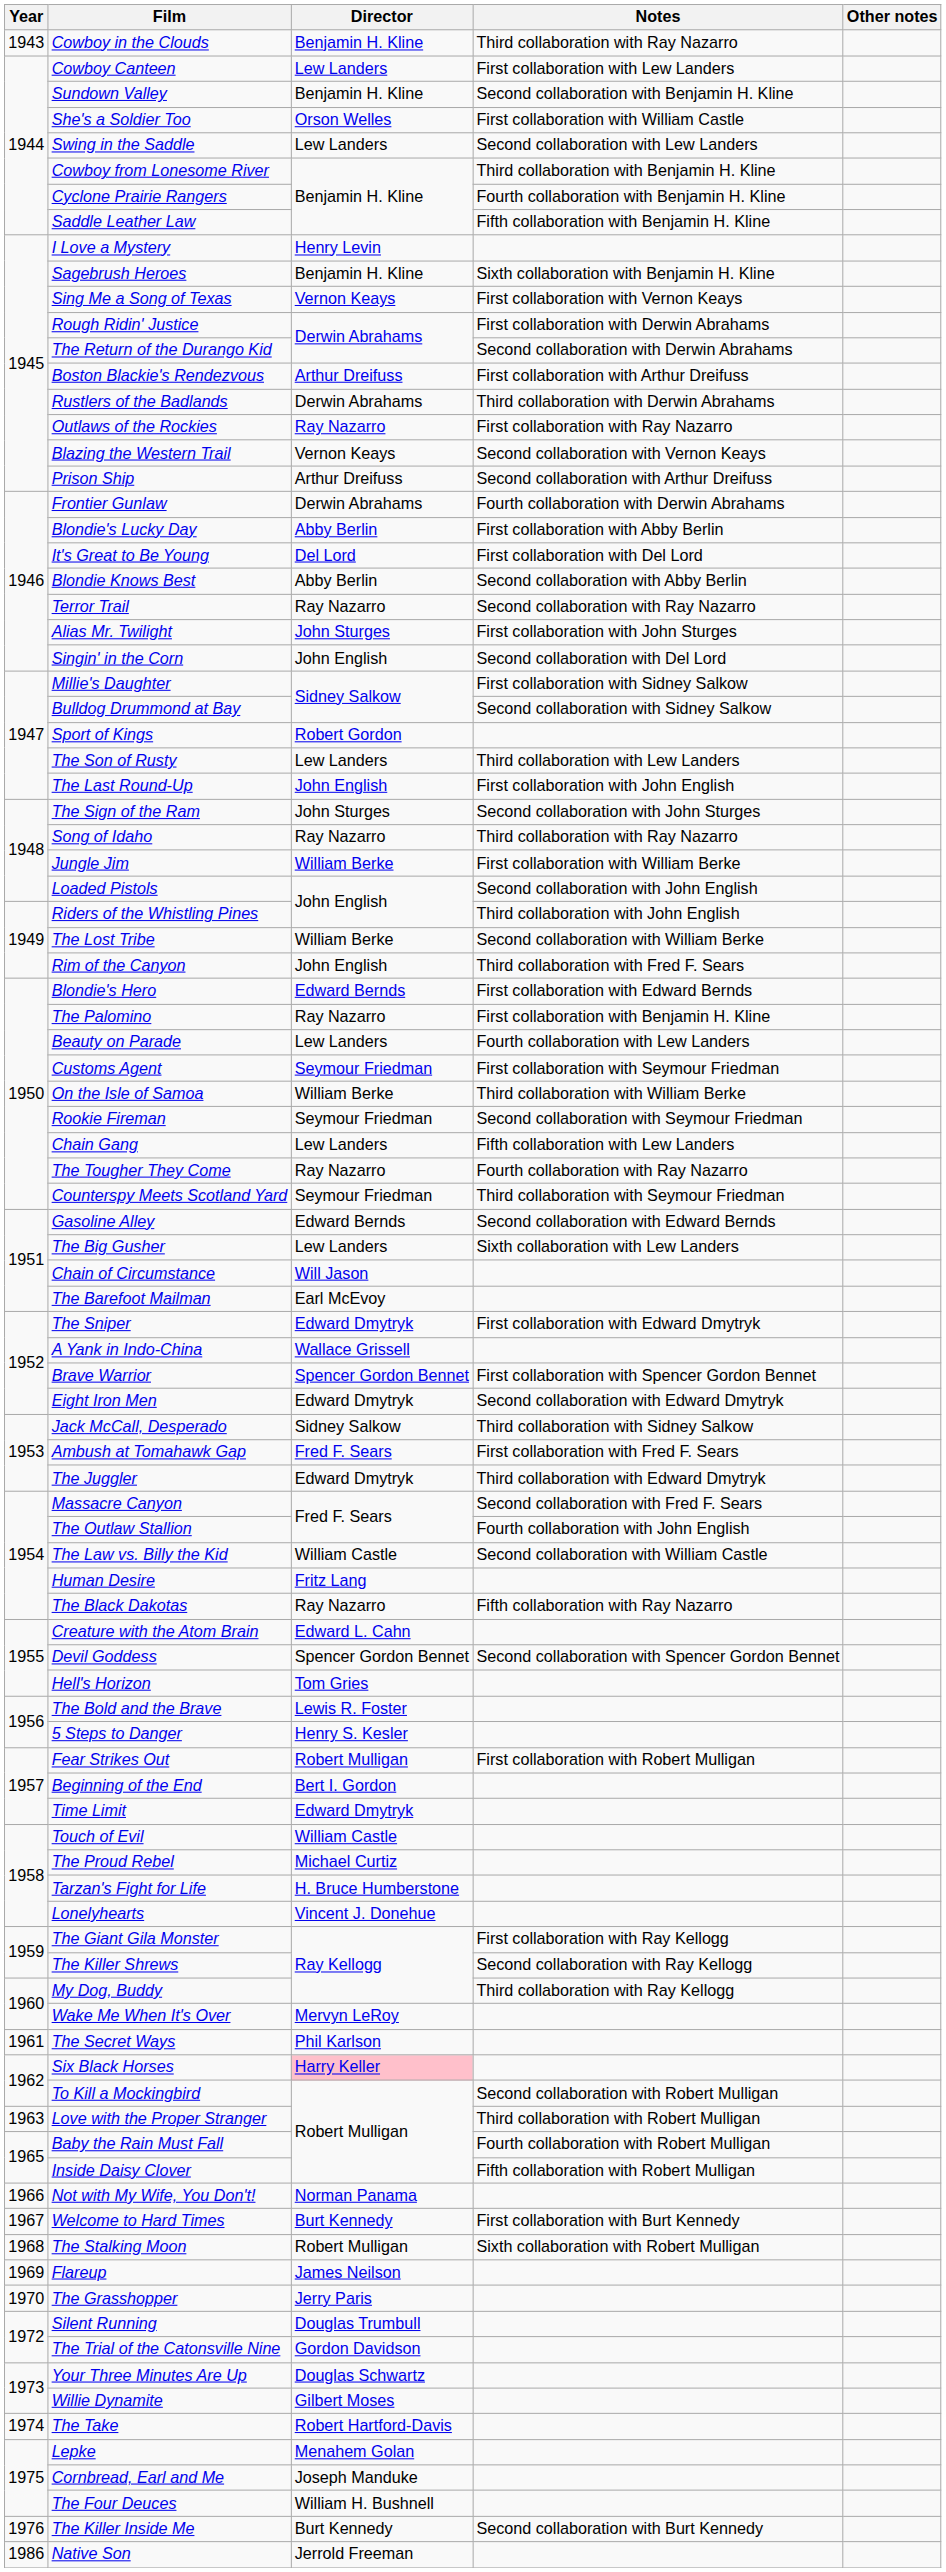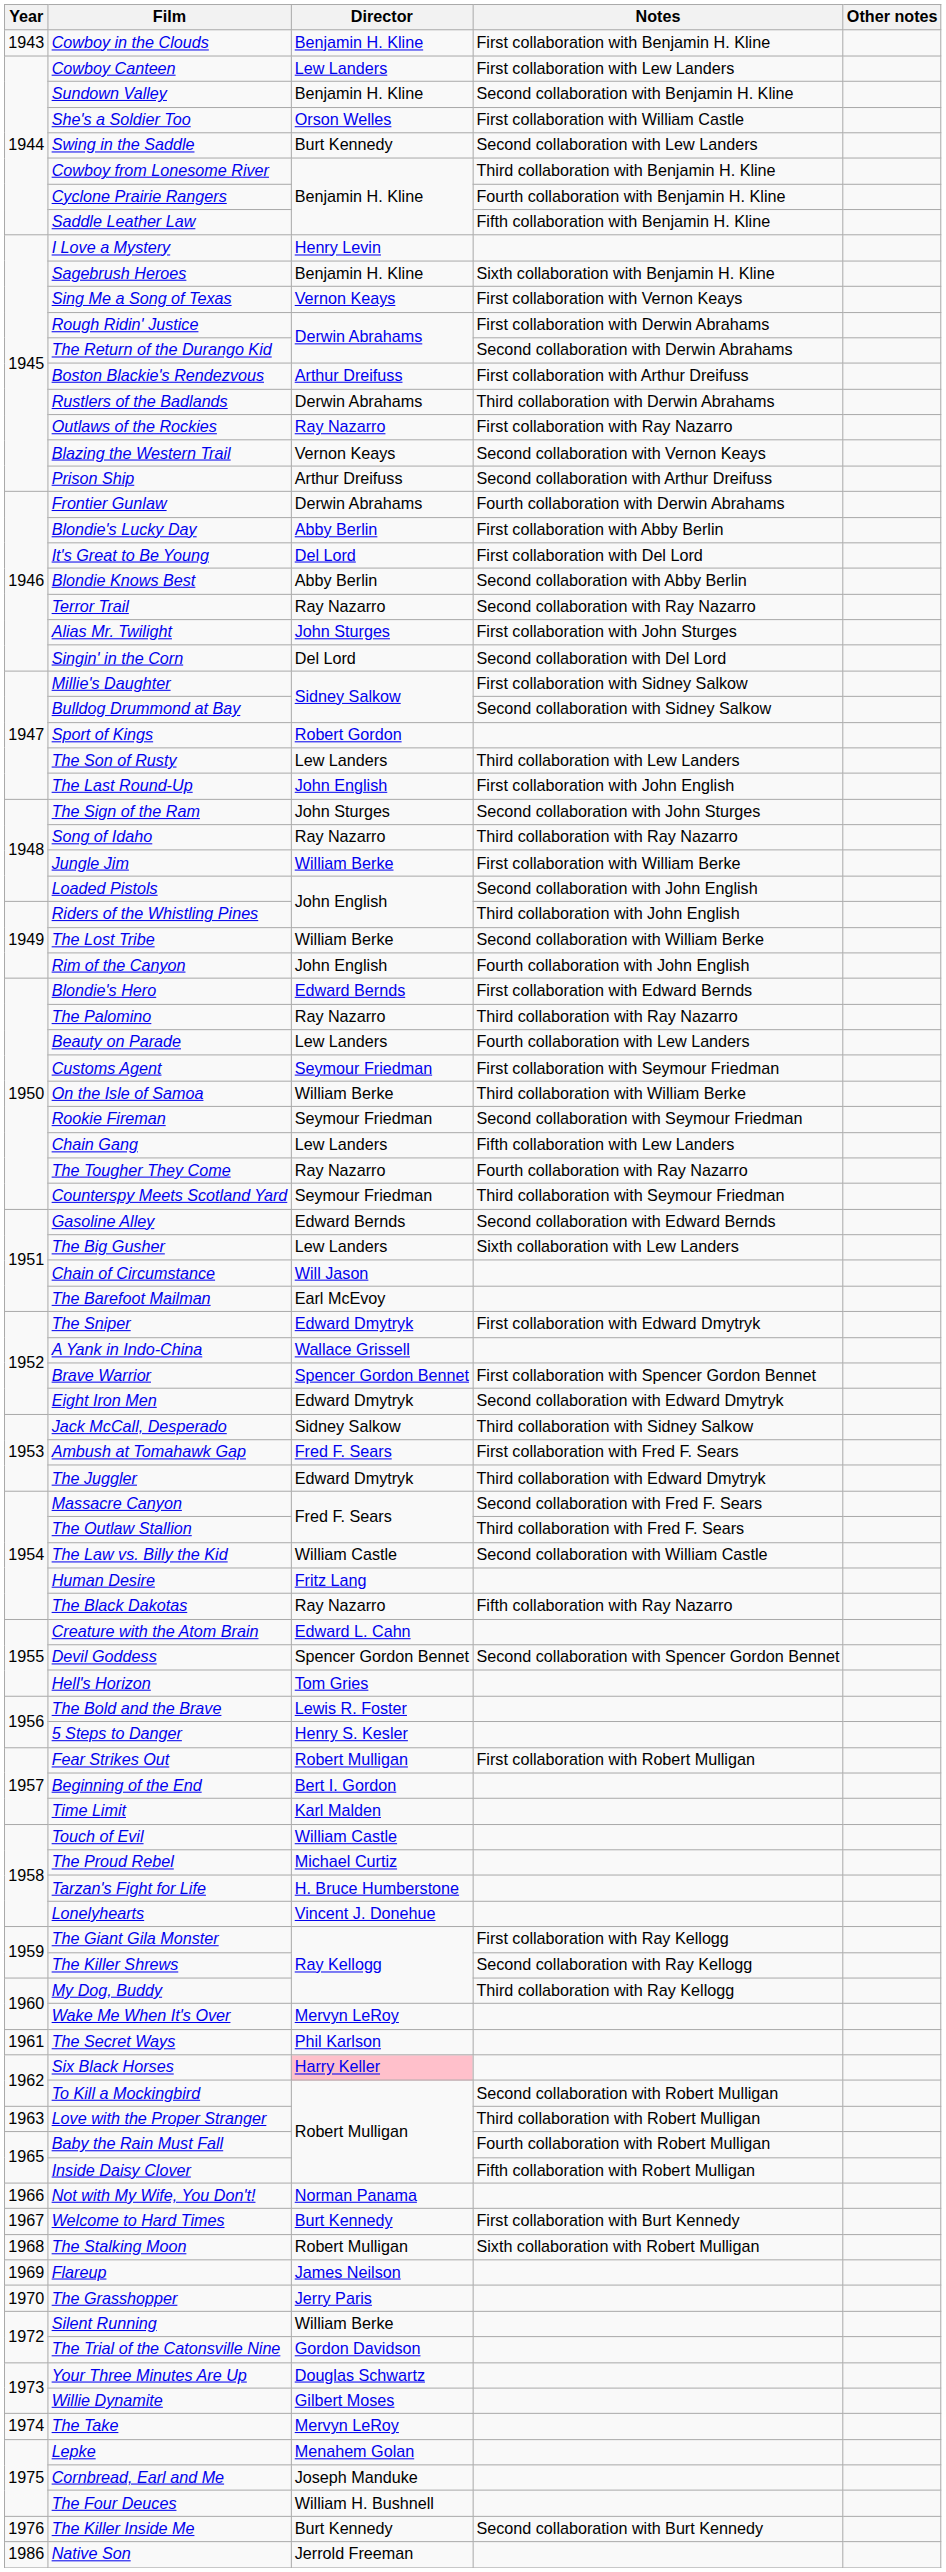(607, 42) Third collaboration with Ray Nazarro -> (623, 42) First collaboration with Benjamin H. Kline
(341, 145) Lew Landers -> (344, 145) Burt Kennedy
(341, 658) John English -> (325, 658) Del Lord
(610, 965) Third collaboration with Fred F. Sears -> (613, 965) Fourth collaboration with John English
(623, 1016) First collaboration with Benjamin H. Kline -> (607, 1016) Third collaboration with Ray Nazarro
(613, 1529) Fourth collaboration with John English -> (610, 1529) Third collaboration with Fred F. Sears
(354, 1811) Edward Dmytryk -> (338, 1811) Karl Malden
(358, 2323) Douglas Trumbull -> (344, 2323) William Berke
(373, 2426) Robert Hartford-Davis -> (347, 2426) Mervyn LeRoy
